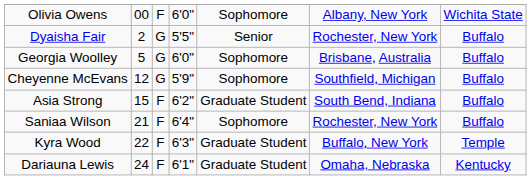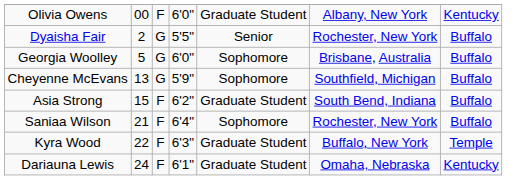(253, 15) Sophomore -> (253, 15) Graduate Student
(483, 15) Wichita State -> (471, 15) Kentucky
(141, 79) 12 -> (141, 79) 13
